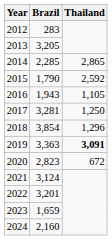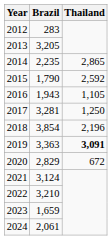(48, 62) 2,285 -> (48, 62) 2,235
(93, 128) 1,296 -> (93, 128) 2,196
(48, 161) 2,823 -> (48, 161) 2,829
(48, 194) 3,201 -> (48, 194) 3,210
(48, 227) 2,160 -> (48, 227) 2,061
